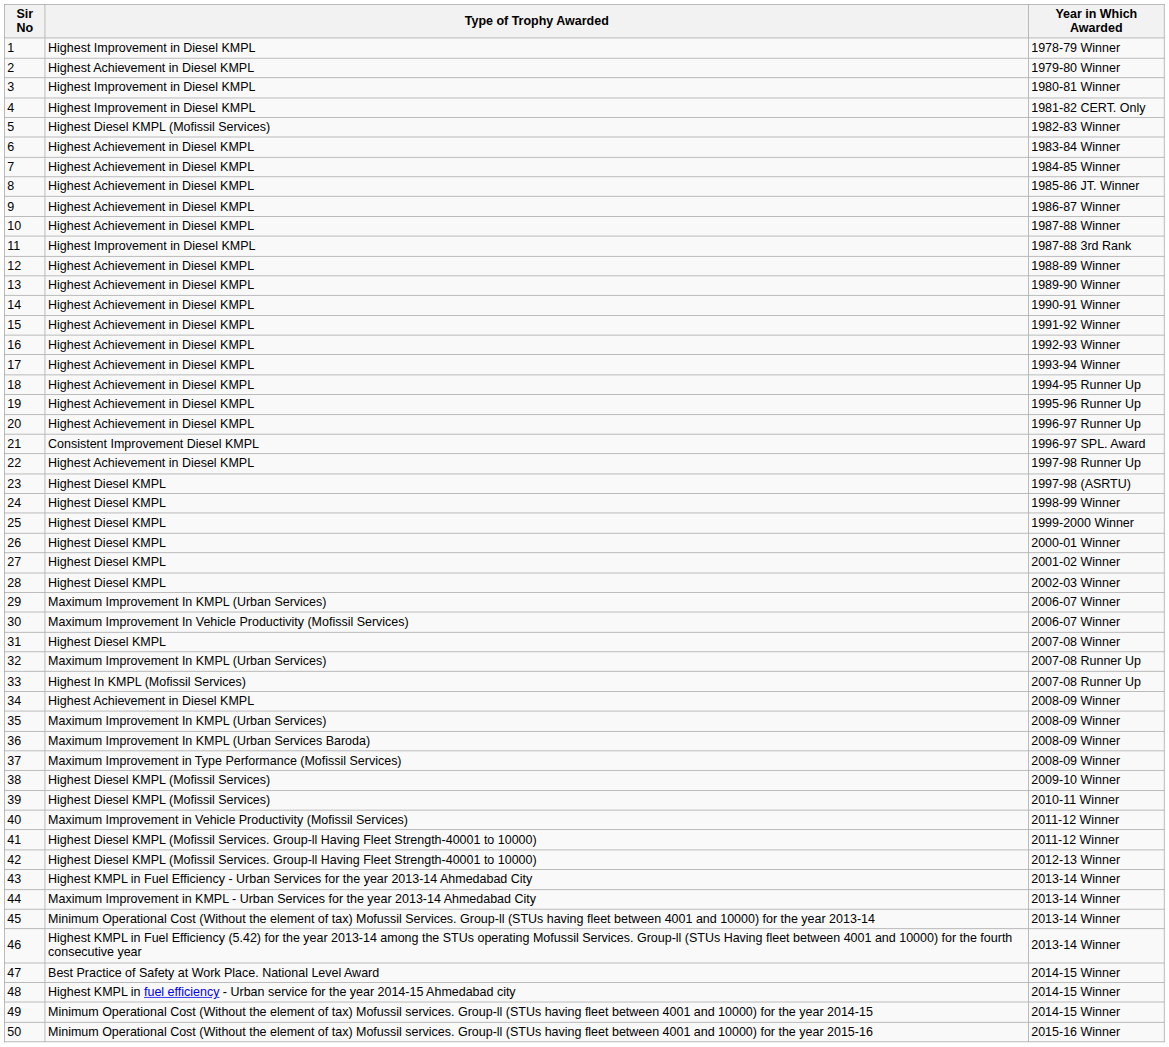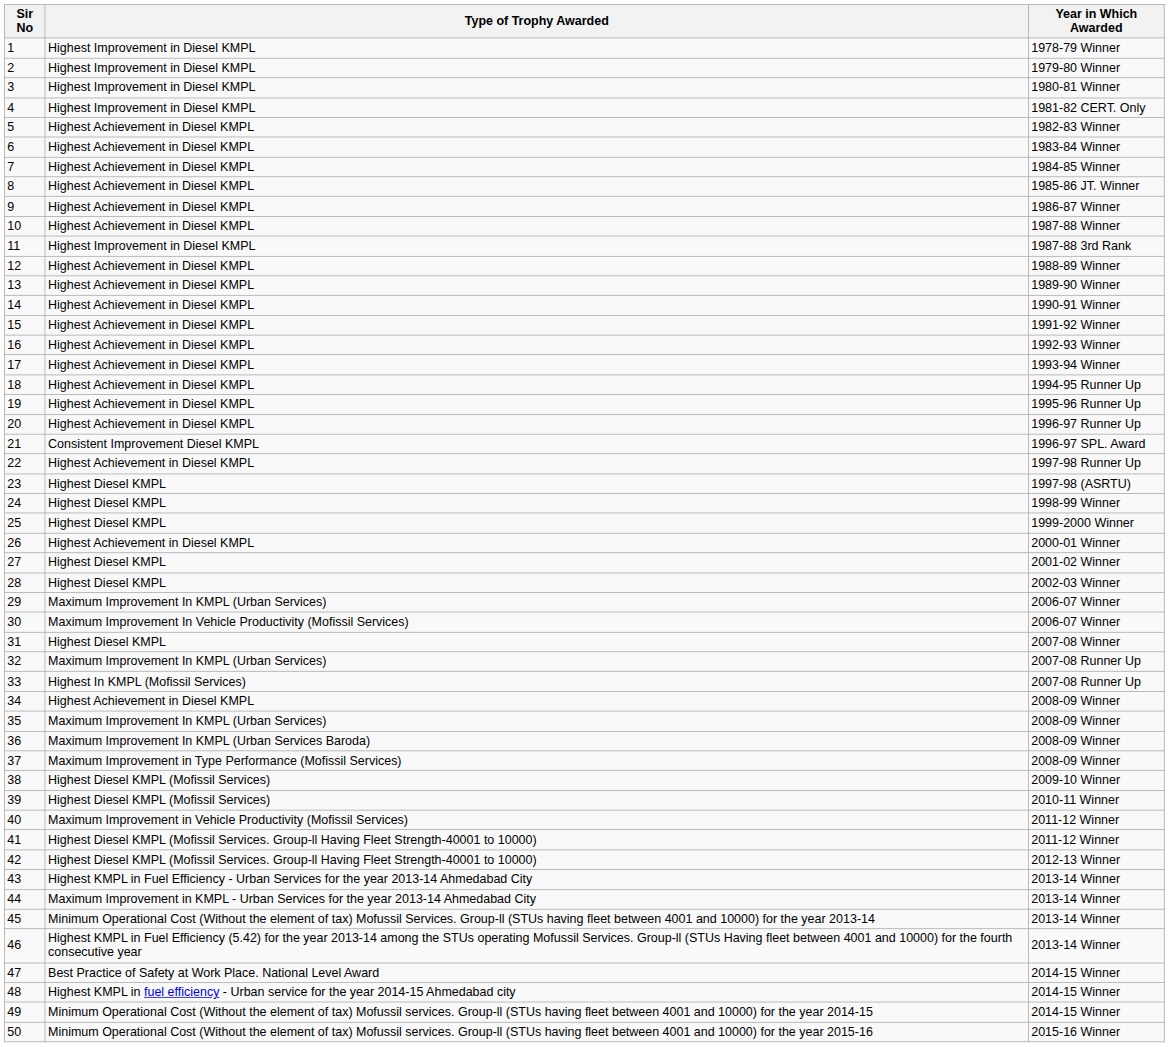(151, 68) Highest Achievement in Diesel KMPL -> (152, 68) Highest Improvement in Diesel KMPL
(159, 127) Highest Diesel KMPL (Mofissil Services) -> (151, 127) Highest Achievement in Diesel KMPL
(107, 543) Highest Diesel KMPL -> (151, 543) Highest Achievement in Diesel KMPL
